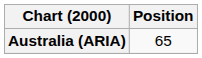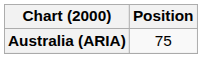(163, 41) 65 -> (163, 41) 75
